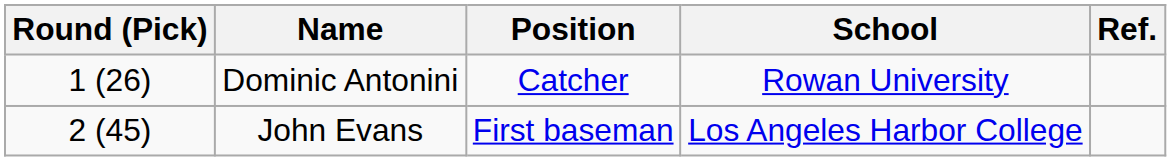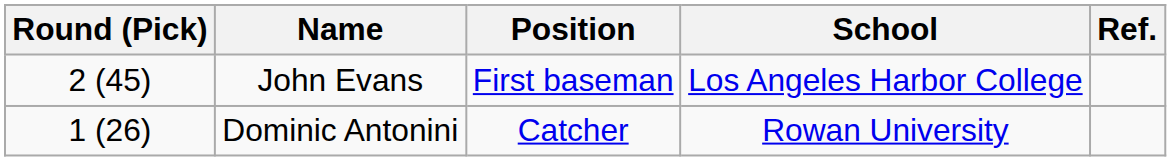rows swapped: (340, 79) <-> (340, 130)
